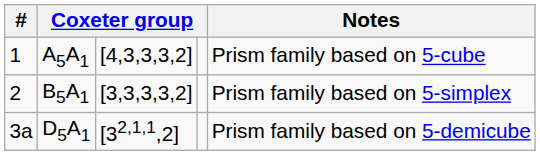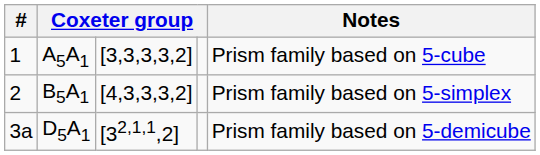(146, 56) [4,3,3,3,2] -> (146, 56) [3,3,3,3,2]
(146, 93) [3,3,3,3,2] -> (146, 93) [4,3,3,3,2]
